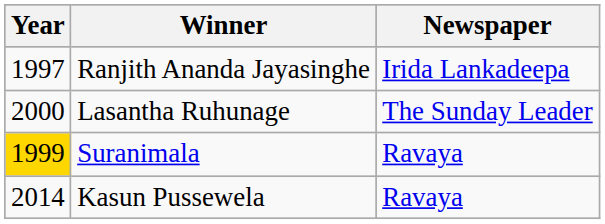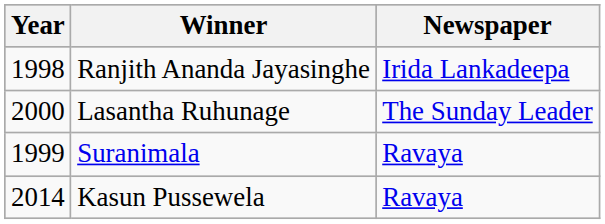(38, 68) 1997 -> (38, 68) 1998
(38, 153) gold background -> (38, 153) no background
